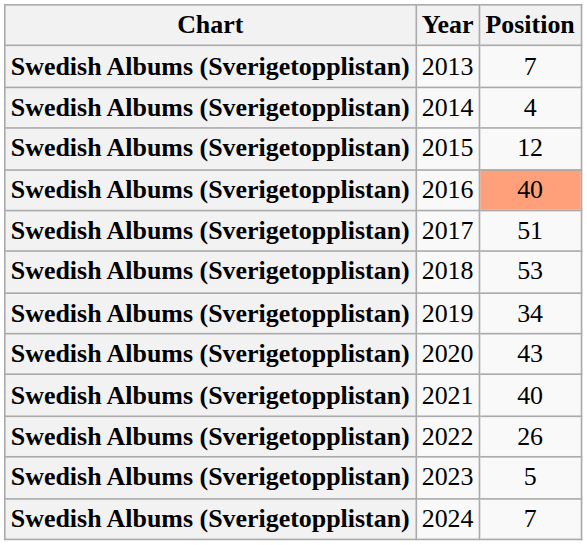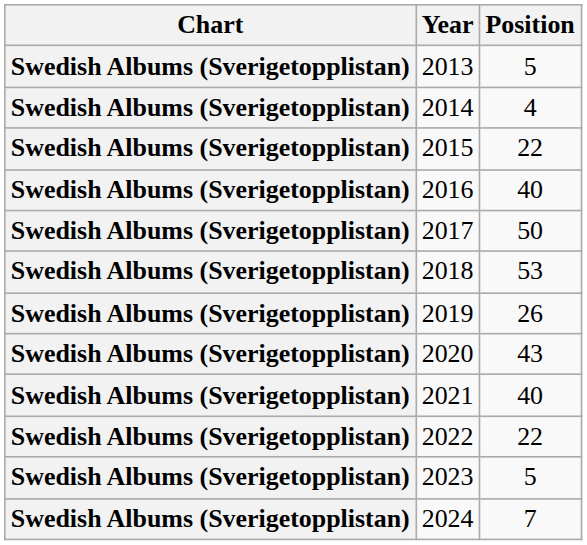(530, 66) 7 -> (530, 66) 5
(530, 148) 12 -> (530, 148) 22
(530, 189) lightsalmon background -> (530, 189) no background
(530, 230) 51 -> (530, 230) 50
(530, 312) 34 -> (530, 312) 26
(530, 436) 26 -> (530, 436) 22
